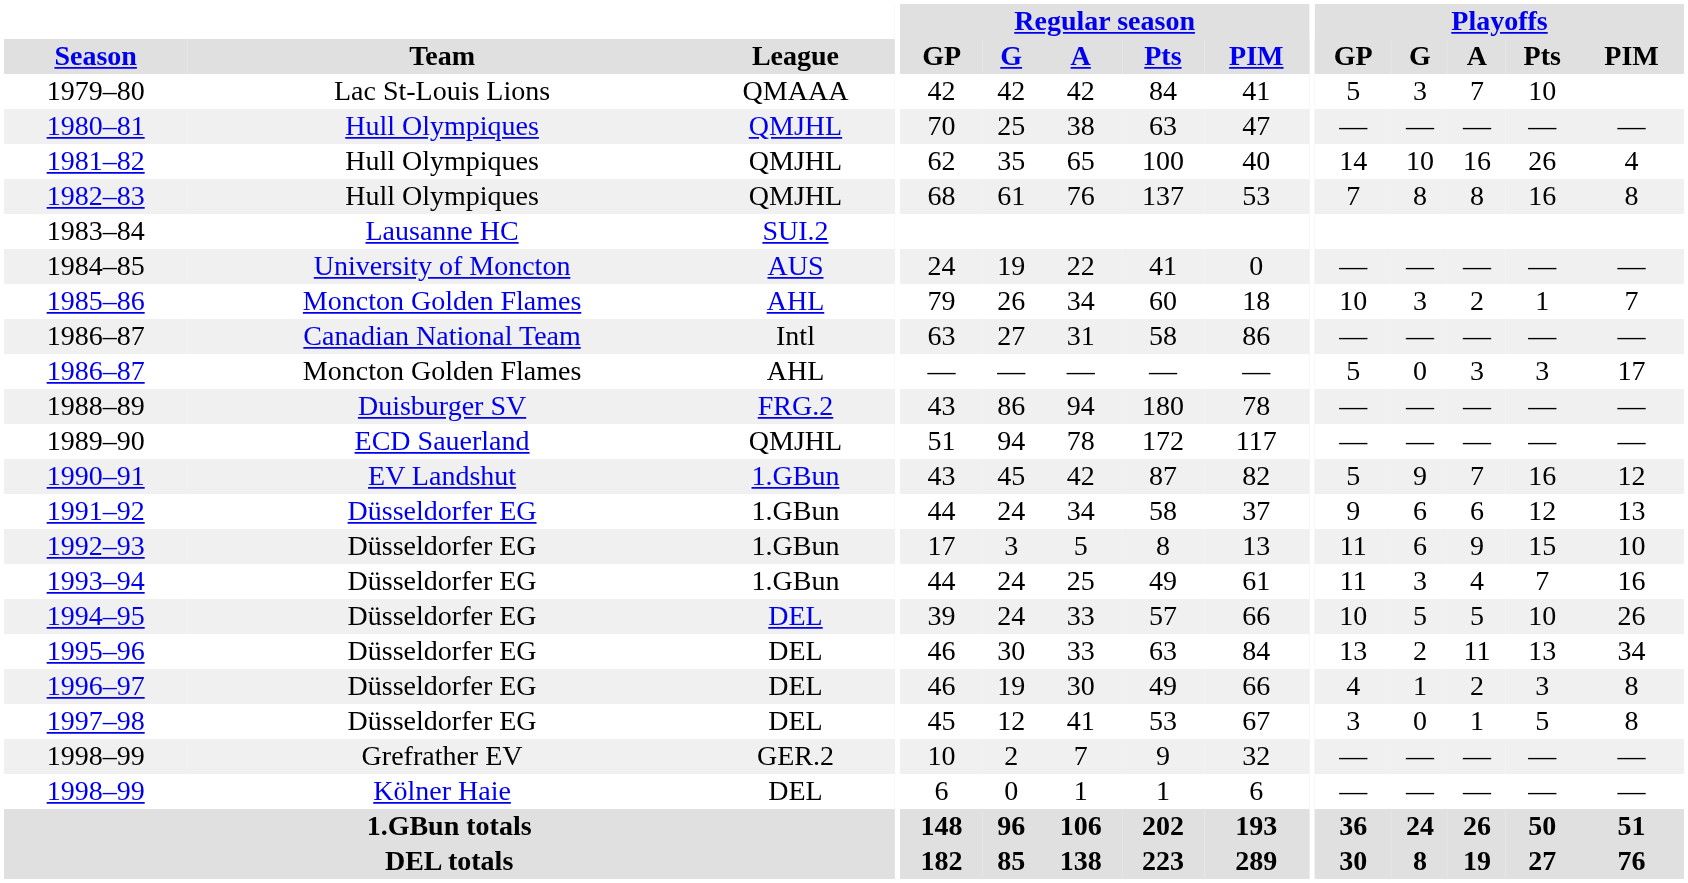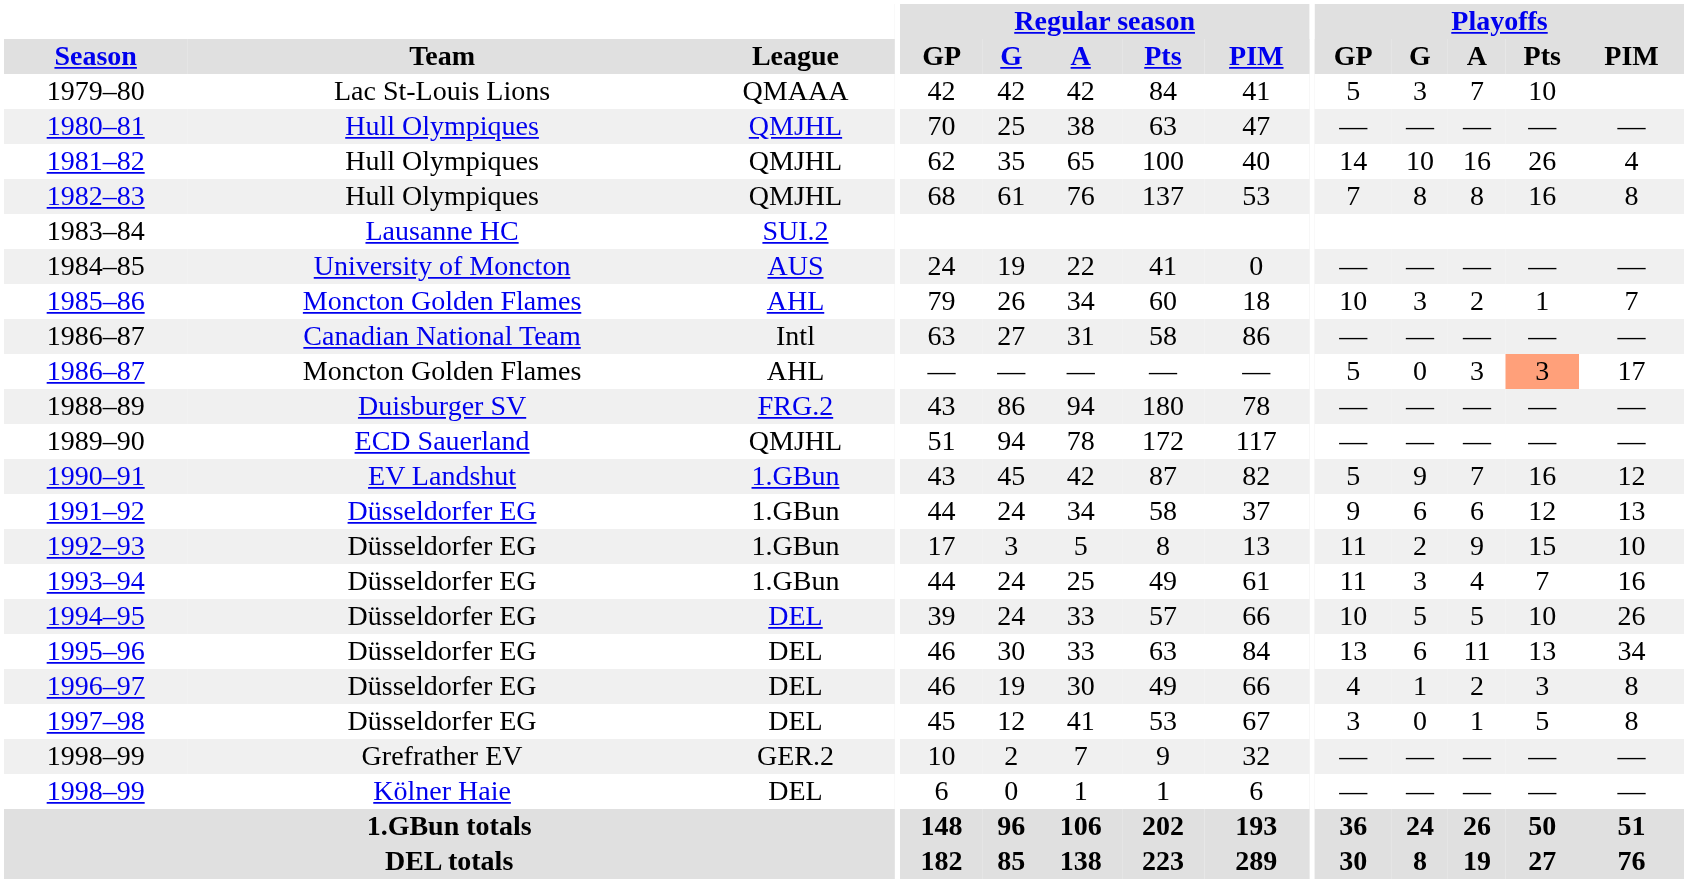(1542, 371) no background -> (1542, 371) lightsalmon background
(1420, 546) 6 -> (1420, 546) 2
(1420, 651) 2 -> (1420, 651) 6
